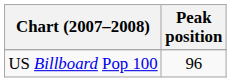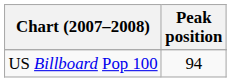(194, 63) 96 -> (194, 63) 94
